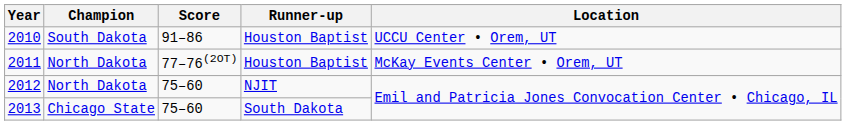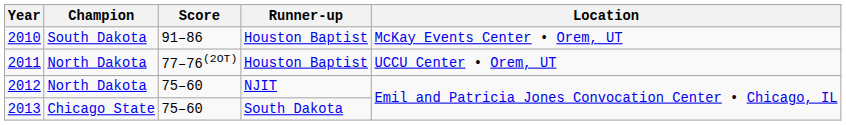(465, 38) UCCU Center • Orem, UT -> (499, 38) McKay Events Center • Orem, UT
(499, 62) McKay Events Center • Orem, UT -> (465, 62) UCCU Center • Orem, UT
